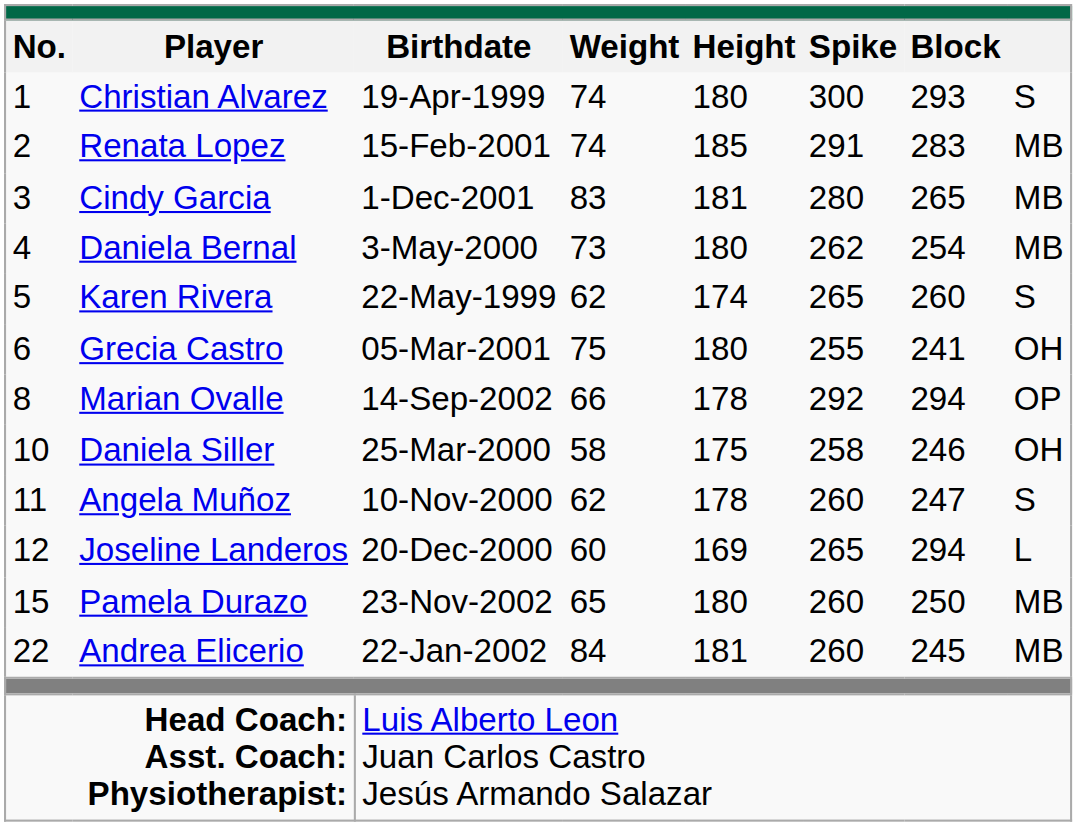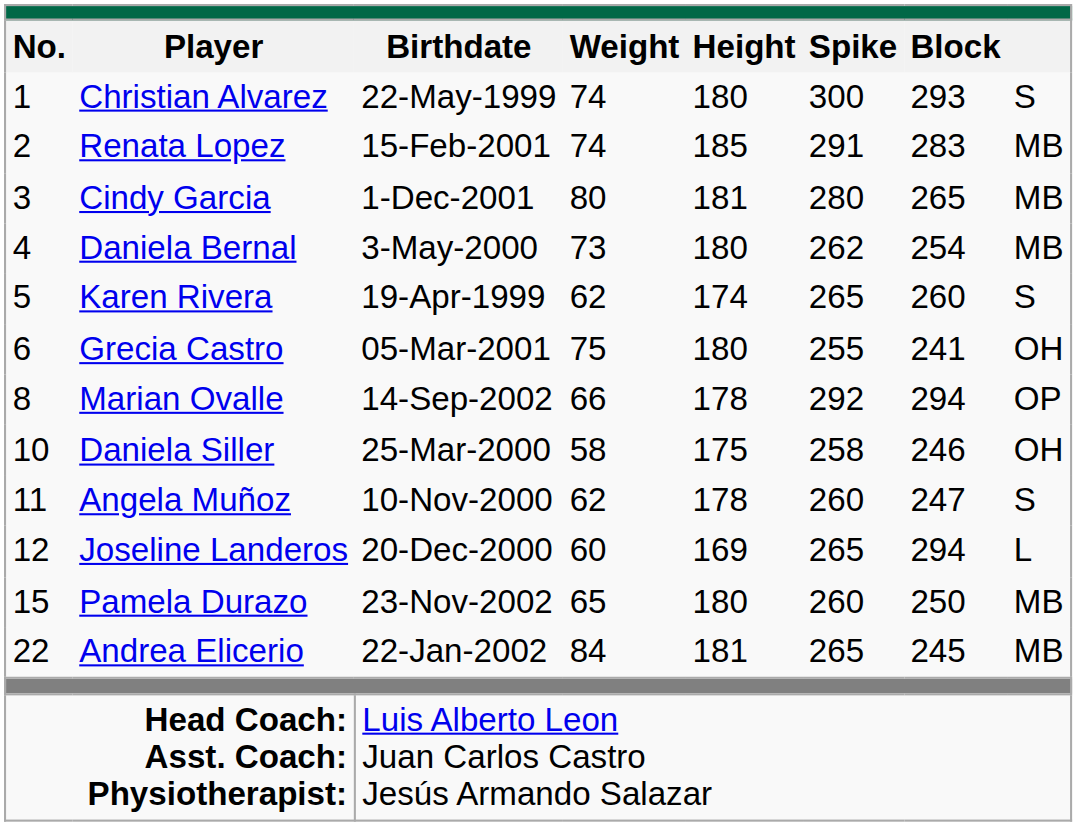(453, 96) 19-Apr-1999 -> (459, 96) 22-May-1999
(588, 197) 83 -> (588, 197) 80
(459, 298) 22-May-1999 -> (453, 298) 19-Apr-1999
(836, 651) 260 -> (836, 651) 265
